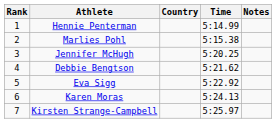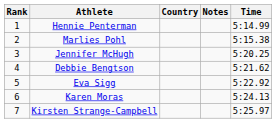columns swapped: (221, 11) <-> (256, 11)
